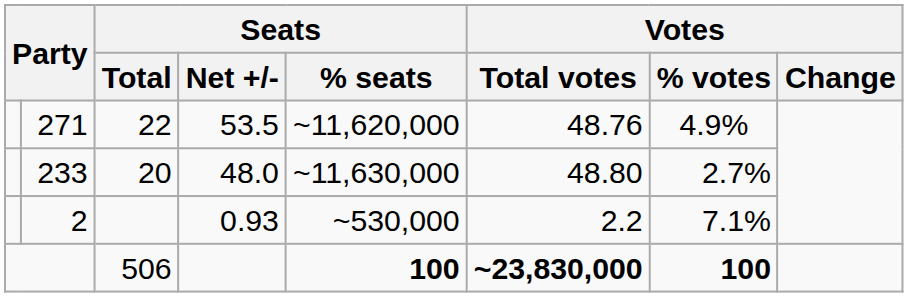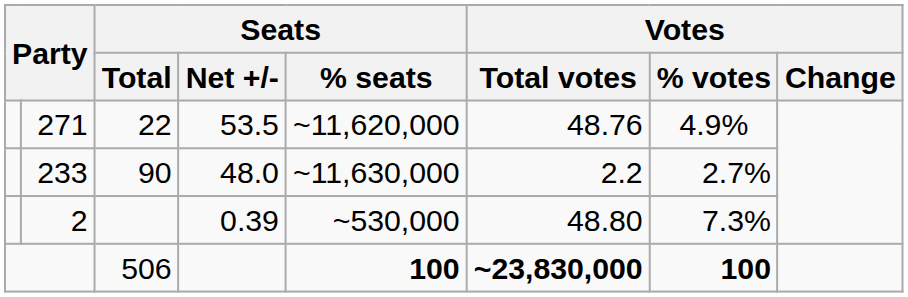(155, 173) 20 -> (155, 173) 90
(605, 173) 48.80 -> (622, 173) 2.2
(250, 221) 0.93 -> (250, 221) 0.39
(622, 221) 2.2 -> (605, 221) 48.80
(737, 221) 7.1% -> (737, 221) 7.3%
